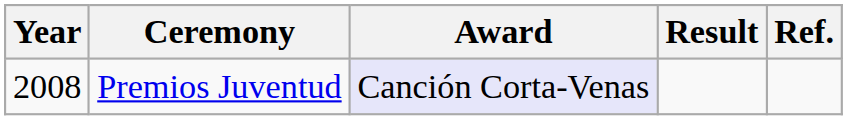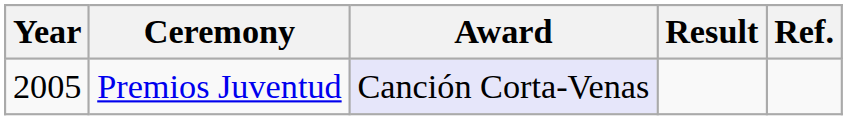(47, 85) 2008 -> (47, 85) 2005
